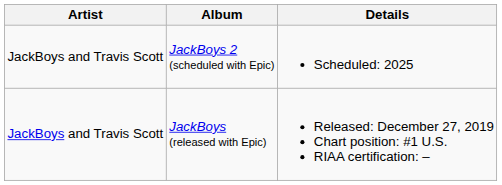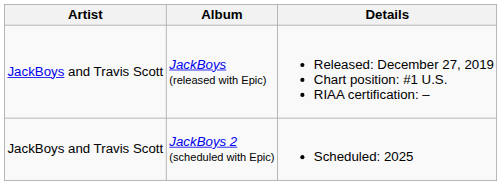rows swapped: (218, 134) <-> (222, 56)
